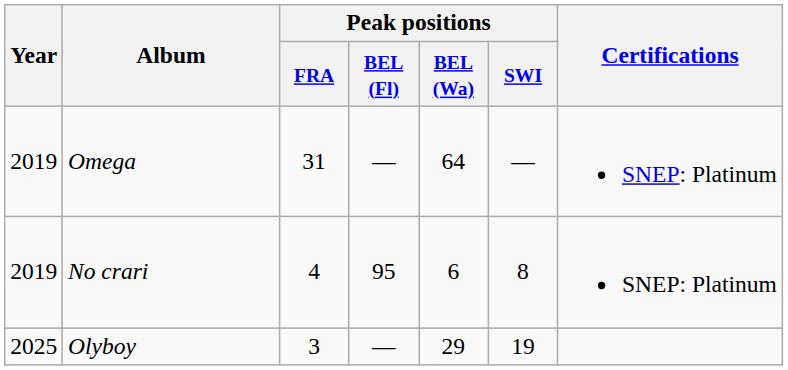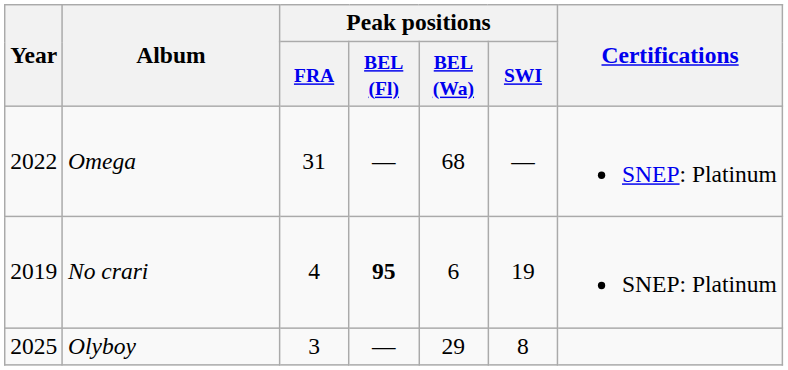(34, 160) 2019 -> (34, 160) 2022
(453, 160) 64 -> (453, 160) 68
(384, 271) normal -> (384, 271) bold
(523, 271) 8 -> (523, 271) 19
(523, 345) 19 -> (523, 345) 8
